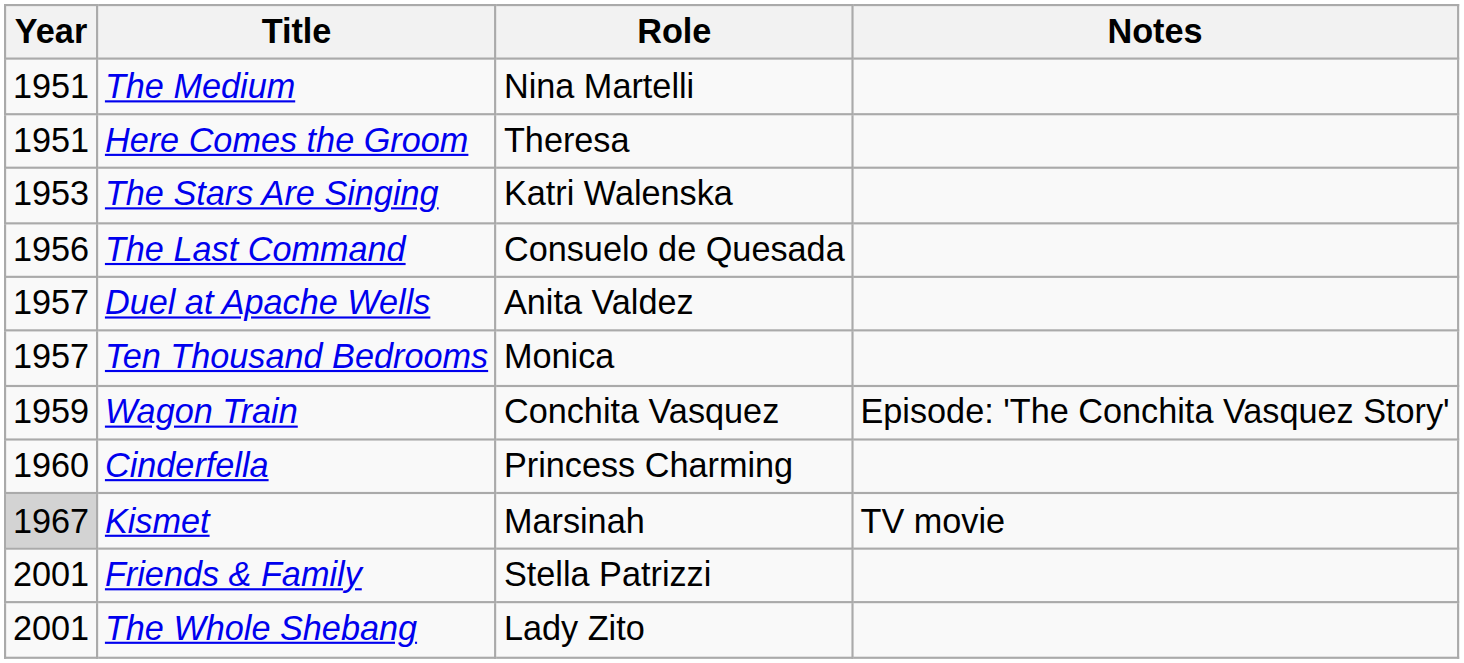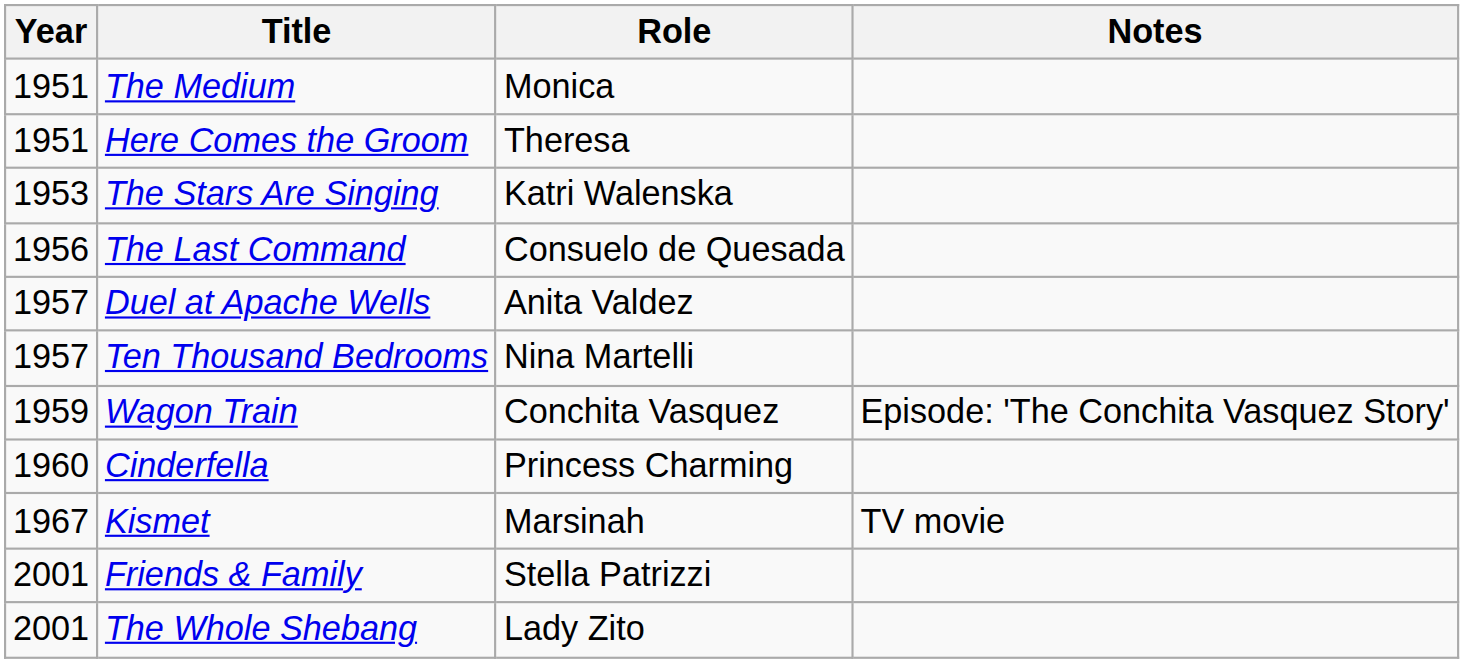(599, 85) Nina Martelli -> (559, 85) Monica
(559, 357) Monica -> (599, 357) Nina Martelli
(51, 520) lightgrey background -> (51, 520) no background
